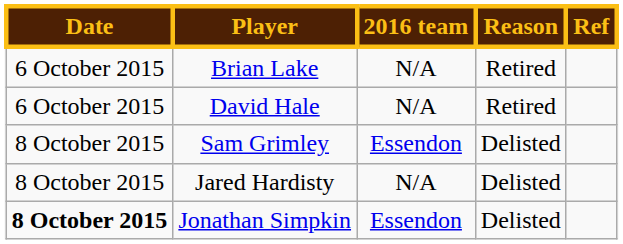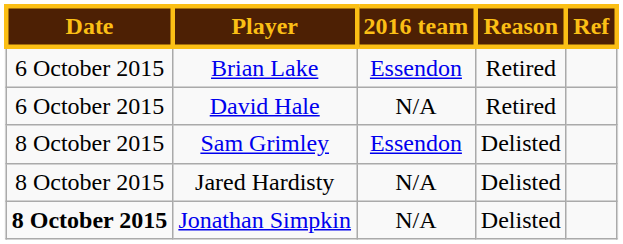(416, 67) N/A -> (416, 67) Essendon
(416, 219) Essendon -> (416, 219) N/A
